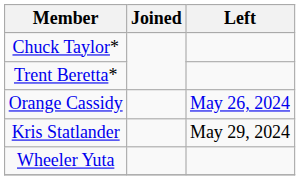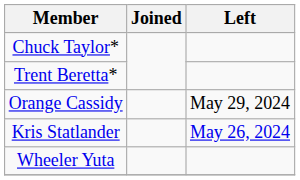(240, 103) May 26, 2024 -> (240, 103) May 29, 2024
(240, 132) May 29, 2024 -> (240, 132) May 26, 2024
